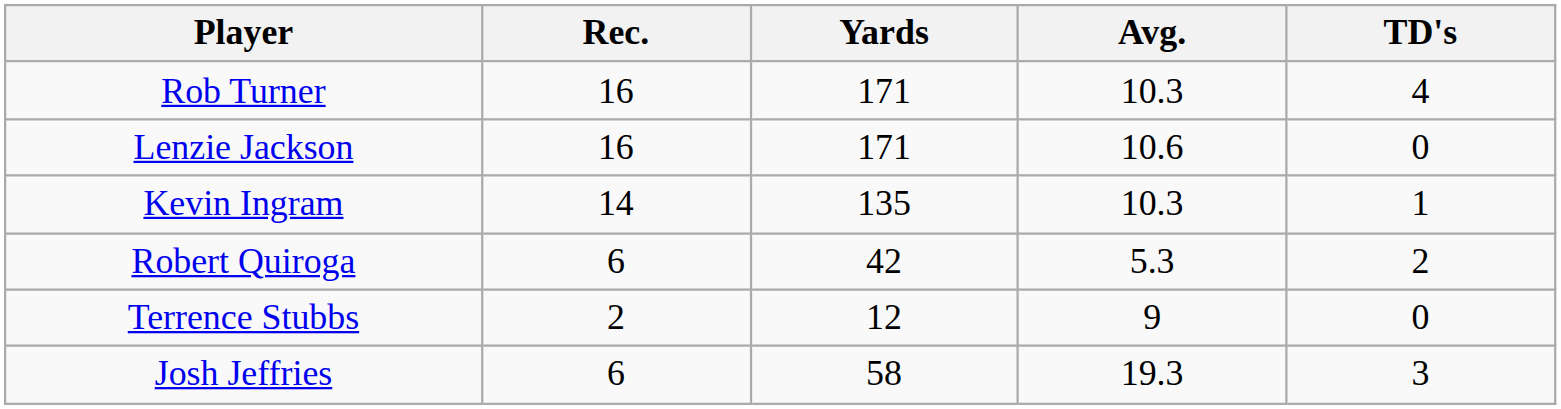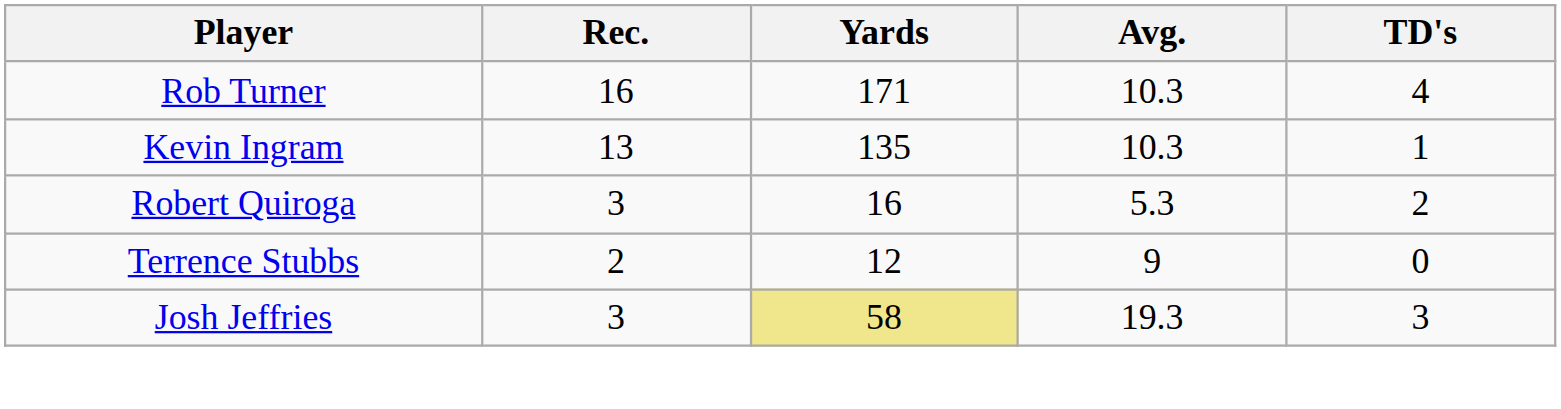- row: (243, 146)
(616, 203) 14 -> (616, 146) 13
(616, 260) 6 -> (616, 203) 3
(884, 260) 42 -> (884, 203) 16
(616, 373) 6 -> (616, 317) 3
(884, 373) no background -> (884, 317) khaki background
